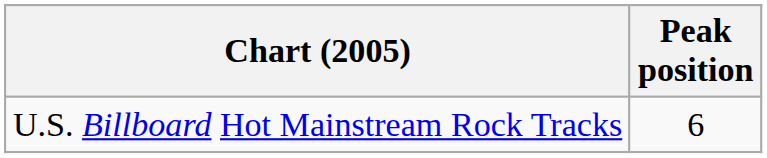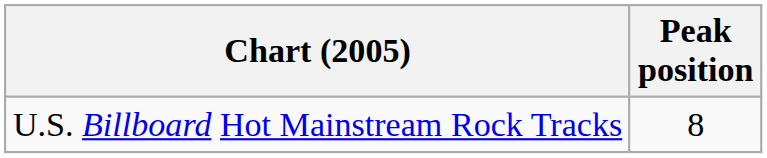(696, 123) 6 -> (696, 123) 8
